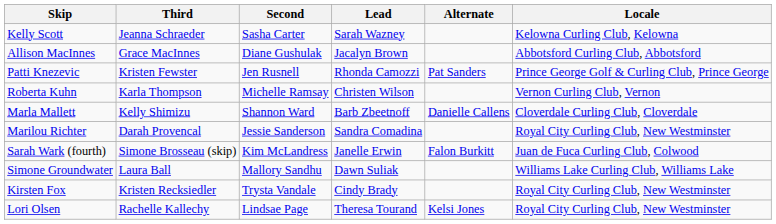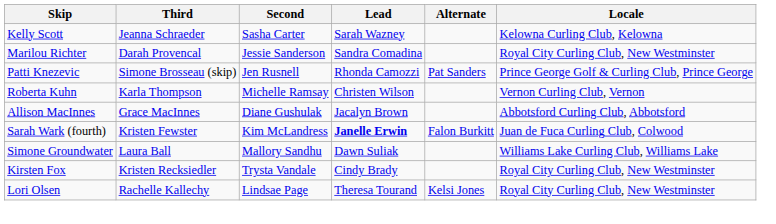rows swapped: (47, 131) <-> (51, 53)
(158, 72) Kristen Fewster -> (177, 72) Simone Brosseau (skip)
- row: (41, 111)
(177, 151) Simone Brosseau (skip) -> (158, 131) Kristen Fewster
(368, 151) normal -> (371, 131) bold
